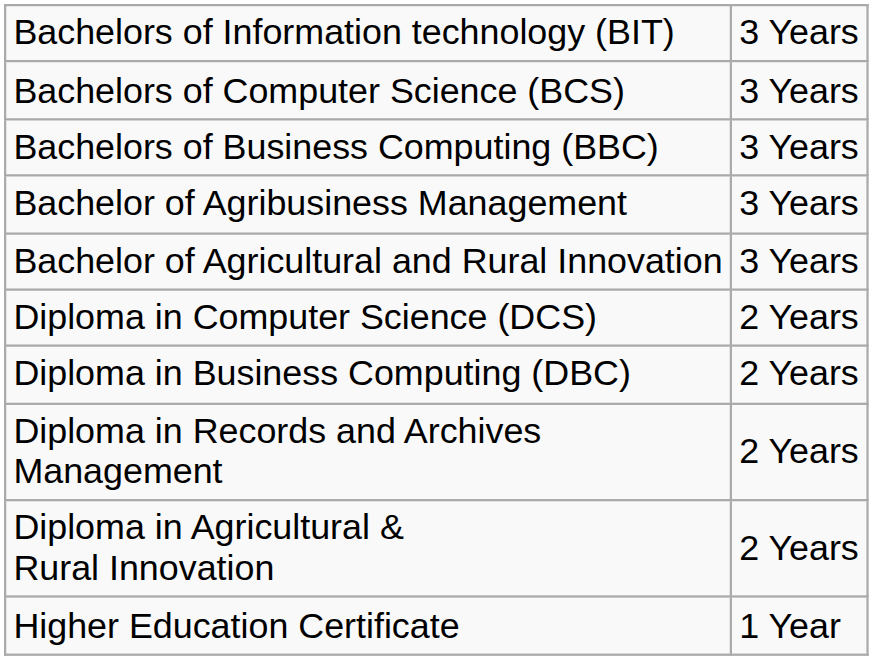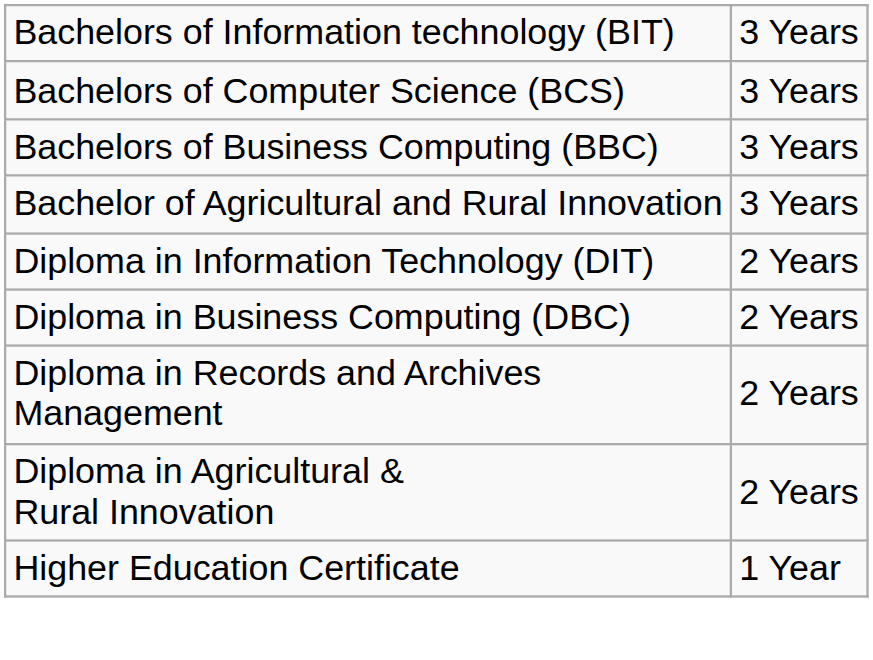- row: (320, 203)
+ row: (334, 260)
- row: (305, 317)
